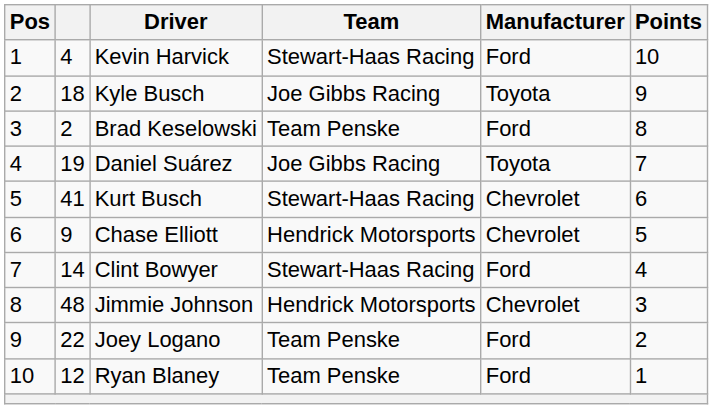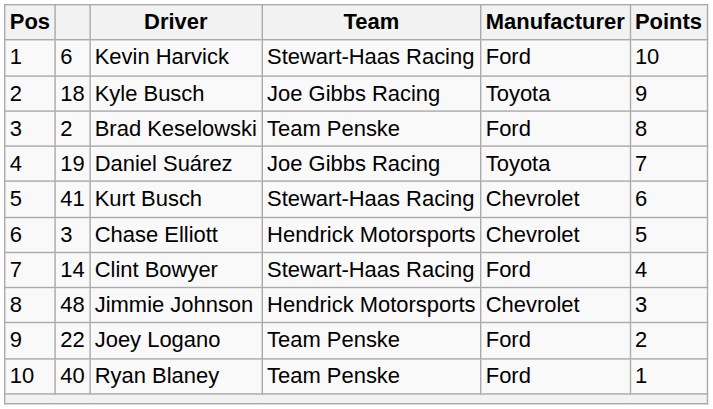(66, 57) 4 -> (66, 57) 6
(66, 233) 9 -> (66, 233) 3
(72, 375) 12 -> (72, 375) 40
